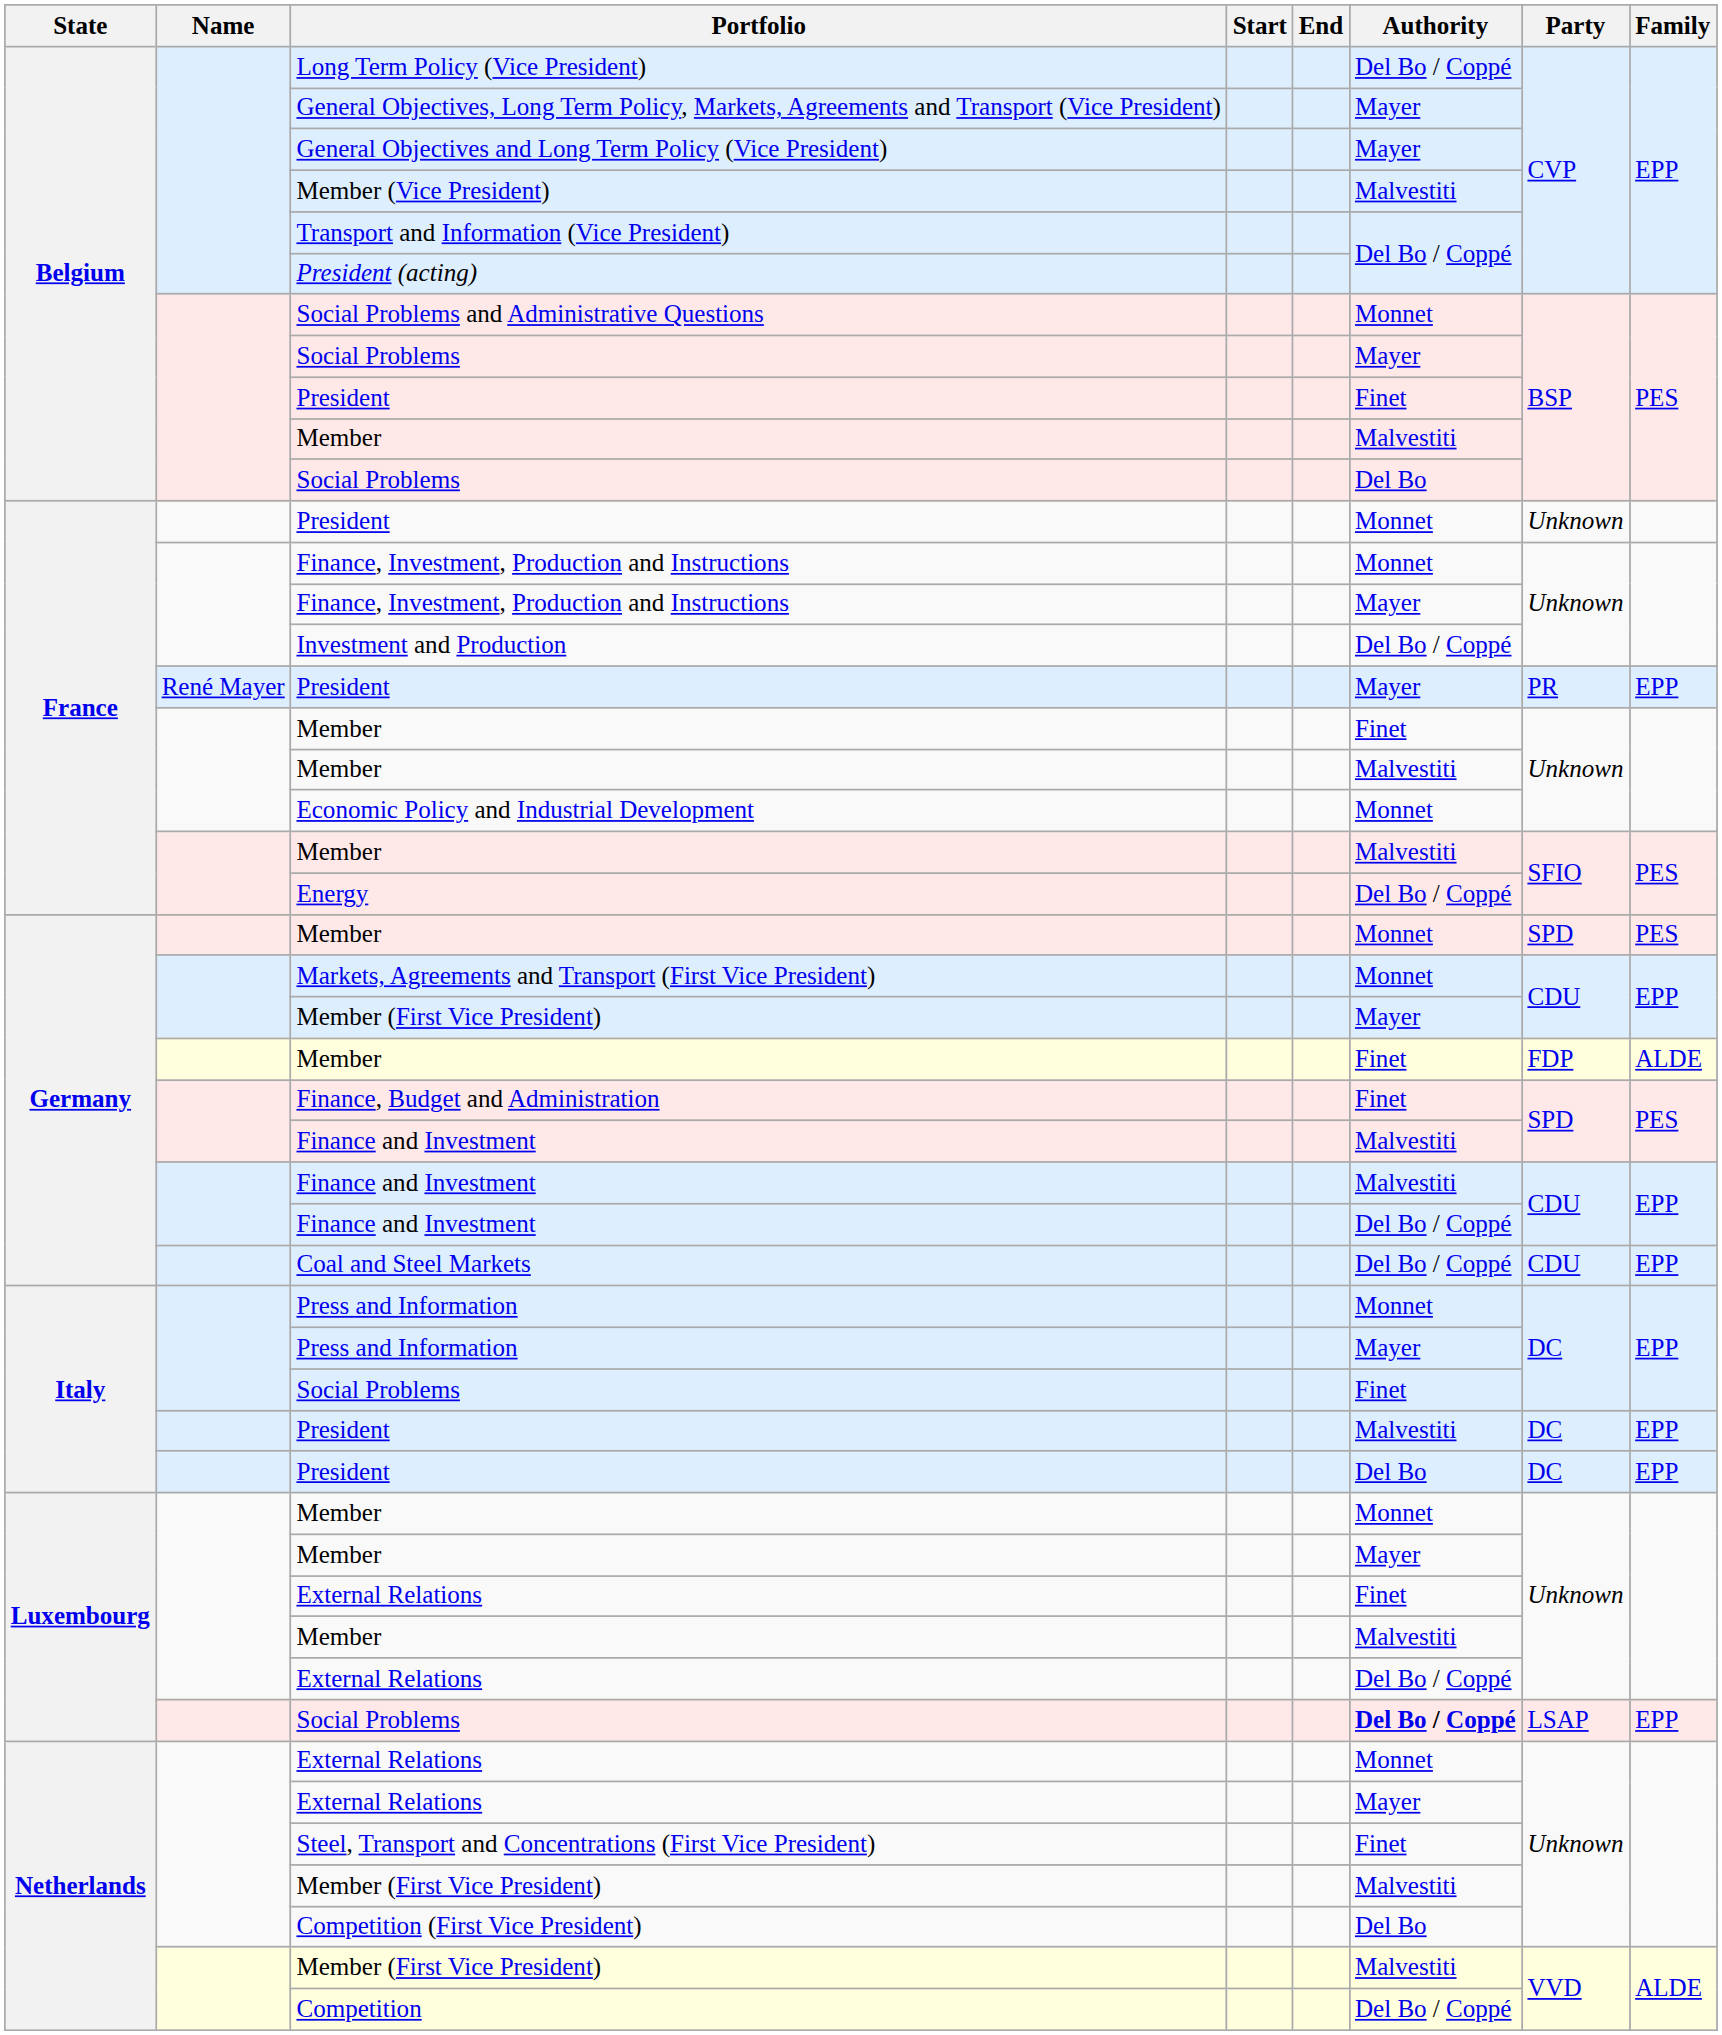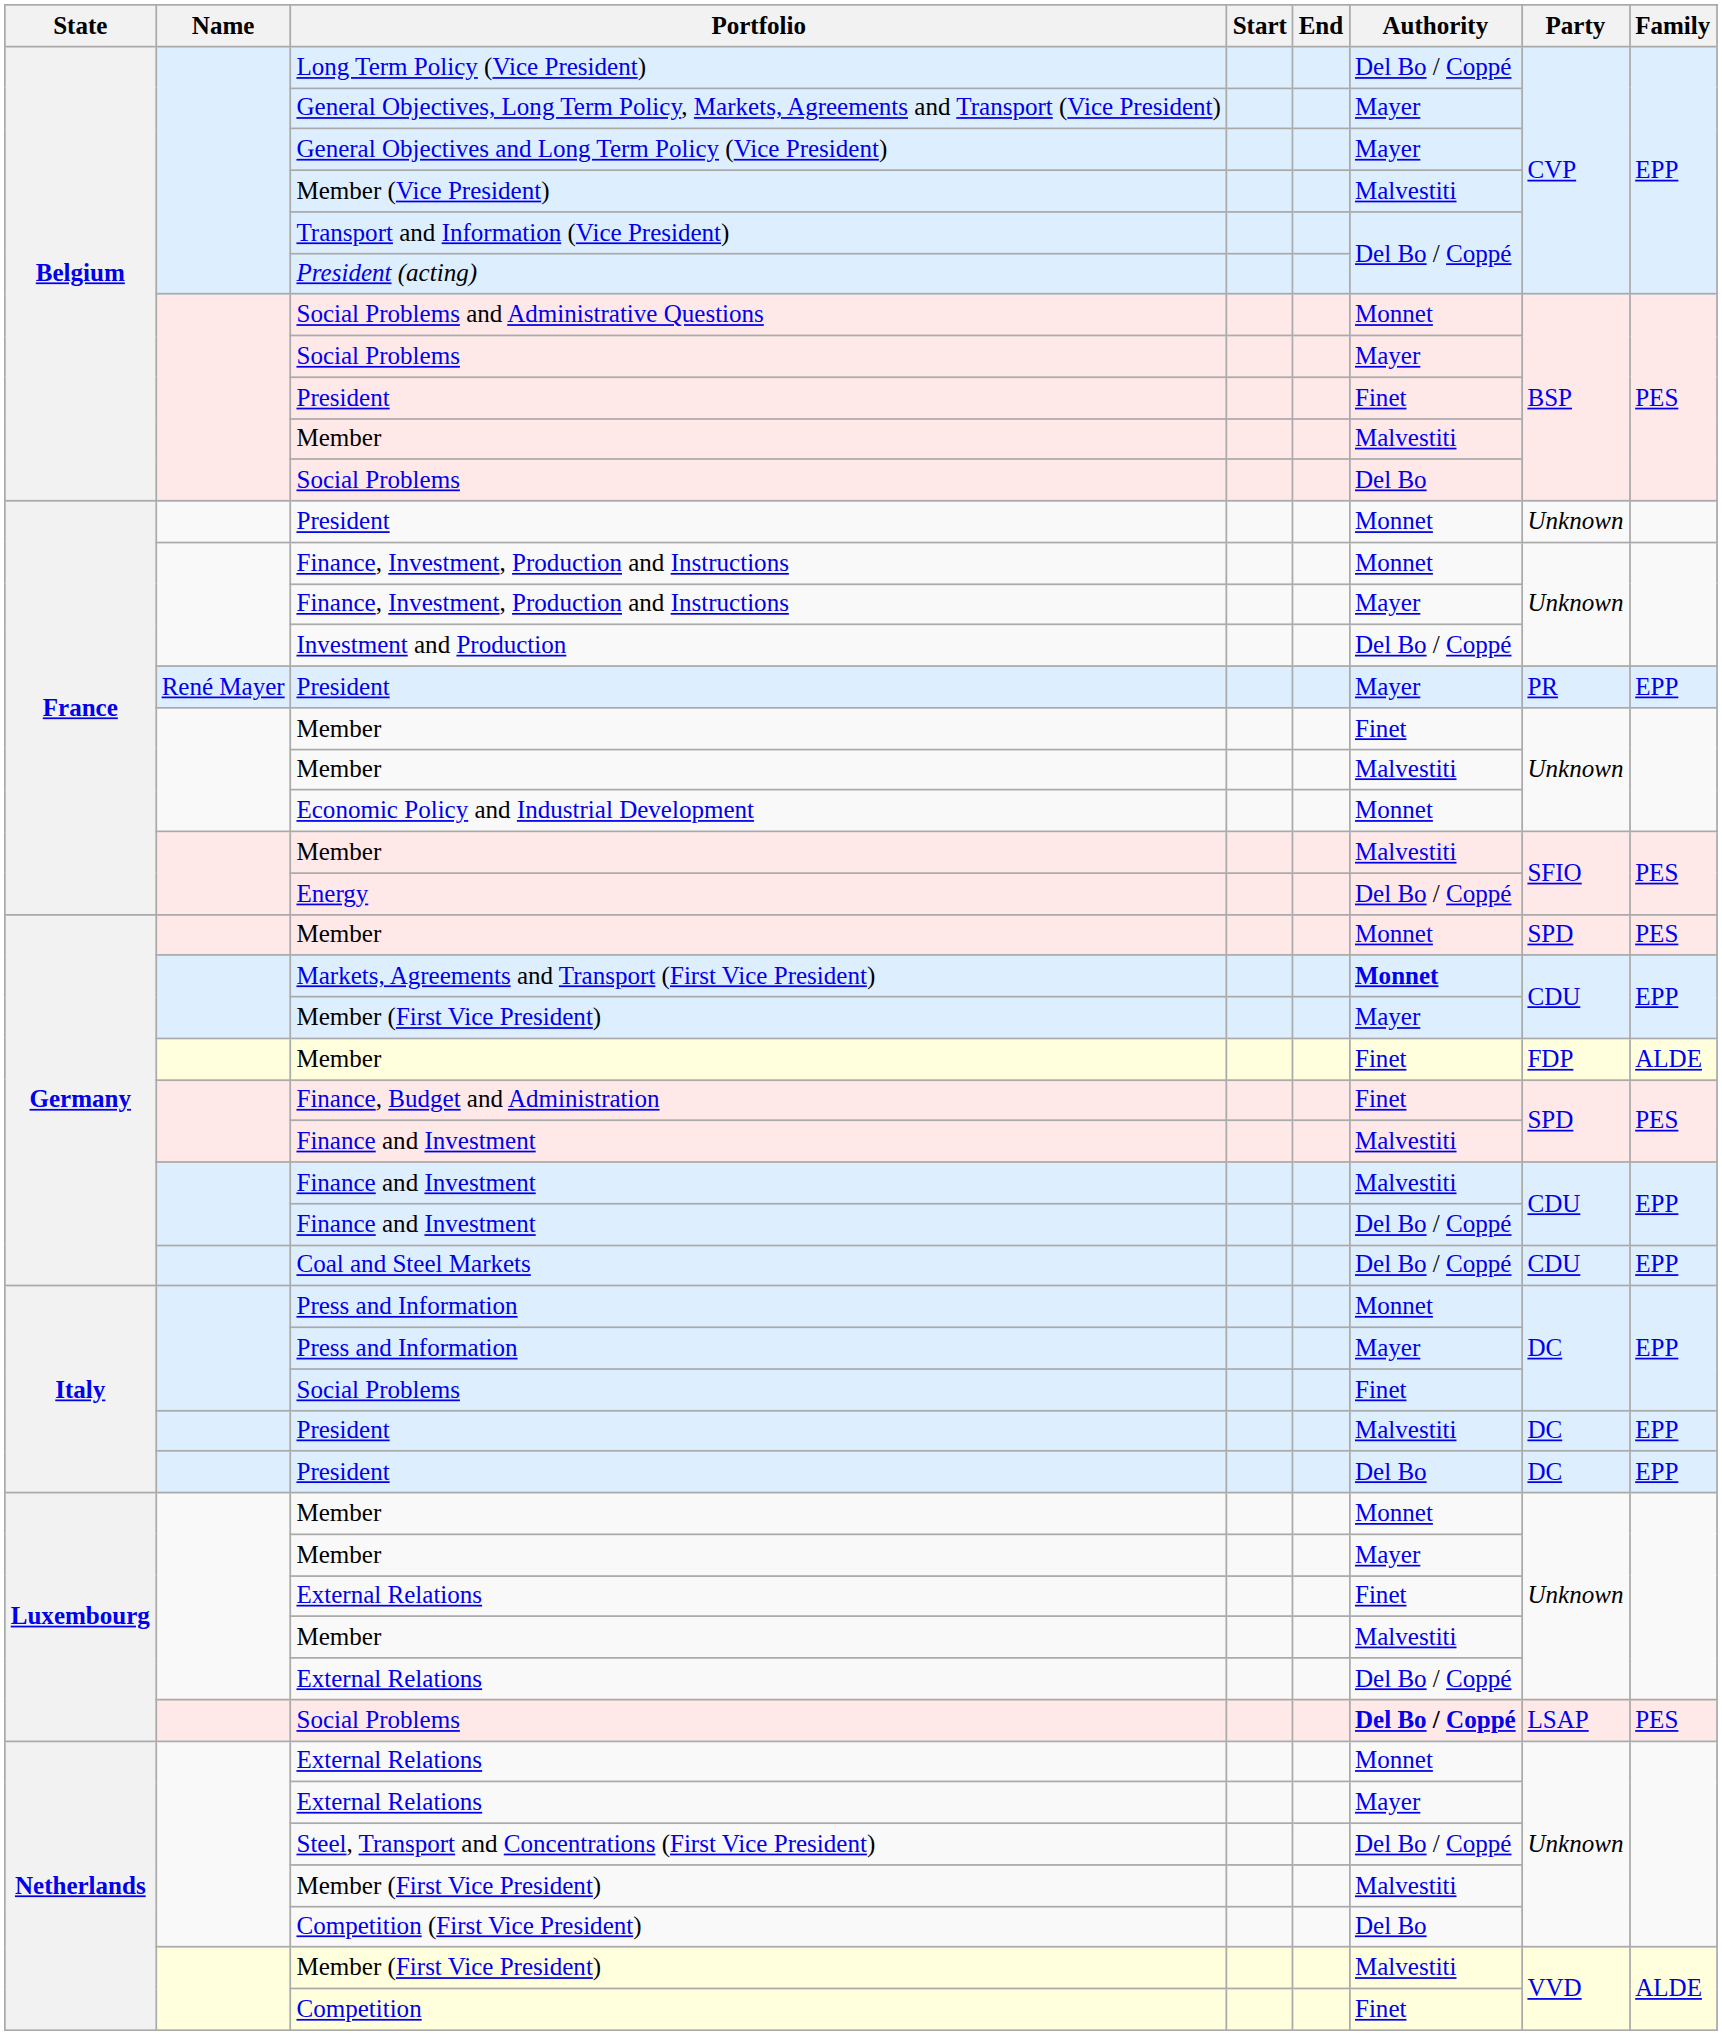(1394, 976) normal -> (1397, 976) bold
(1657, 1719) EPP -> (1657, 1719) PES
(1381, 1843) Finet -> (1433, 1843) Del Bo / Coppé
(1433, 2009) Del Bo / Coppé -> (1381, 2009) Finet
